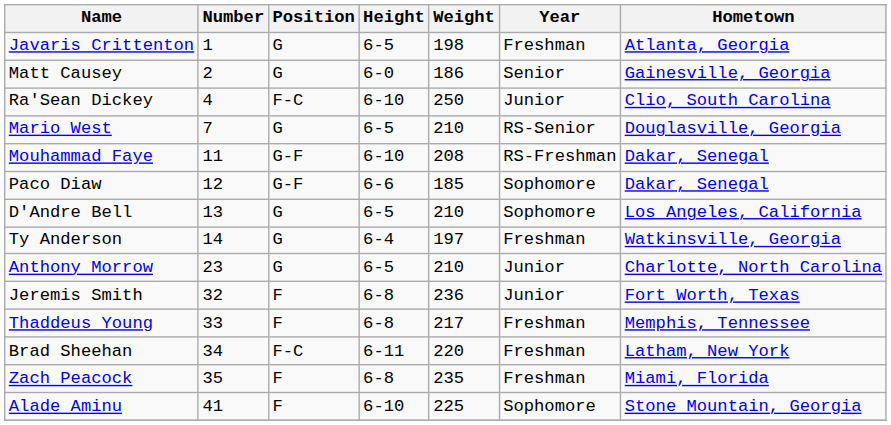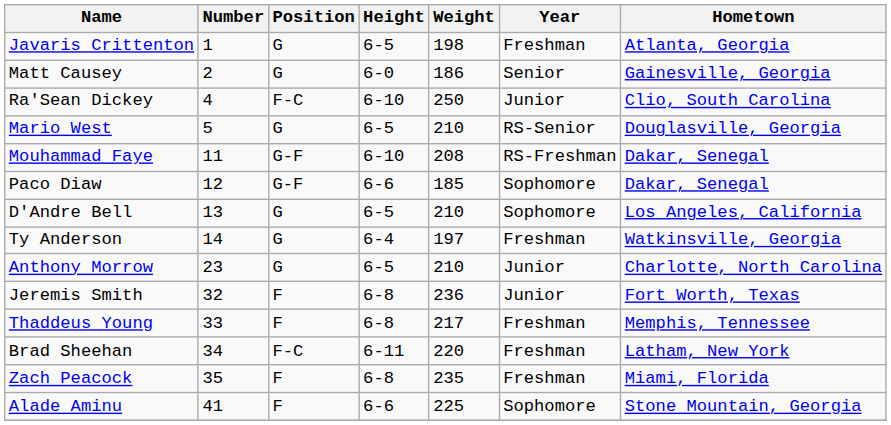(208, 130) 7 -> (208, 130) 5
(384, 407) 6-10 -> (379, 407) 6-6
